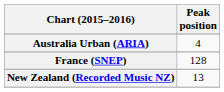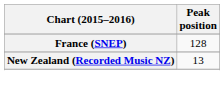- row: (91, 43)
